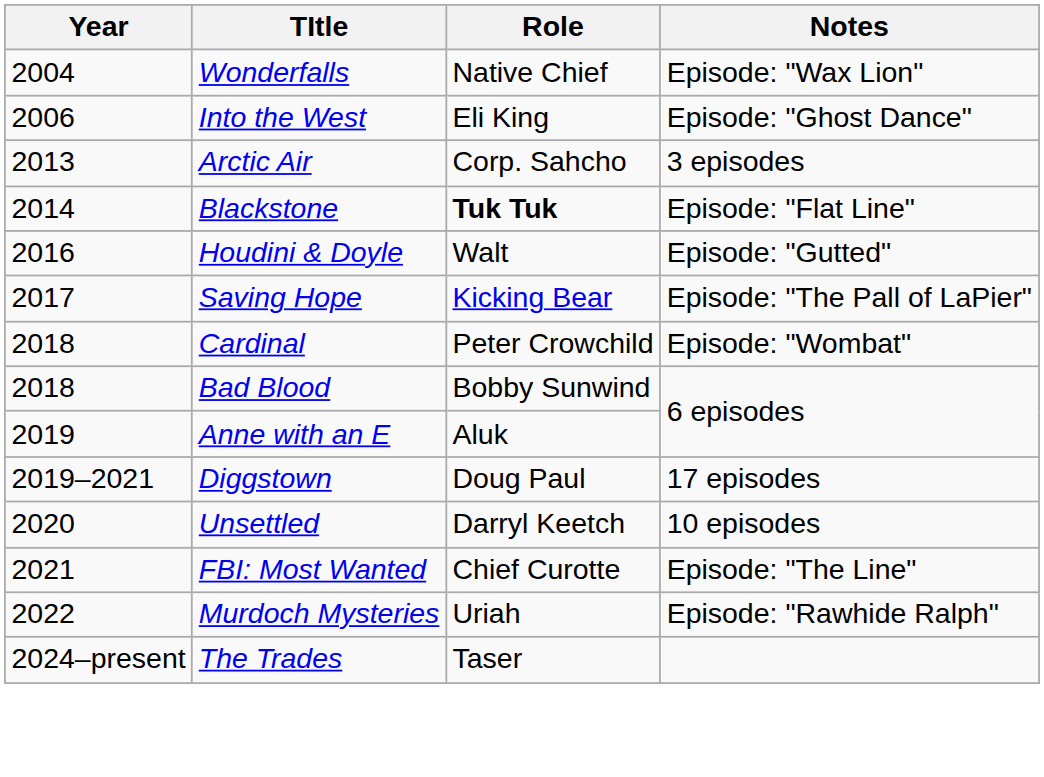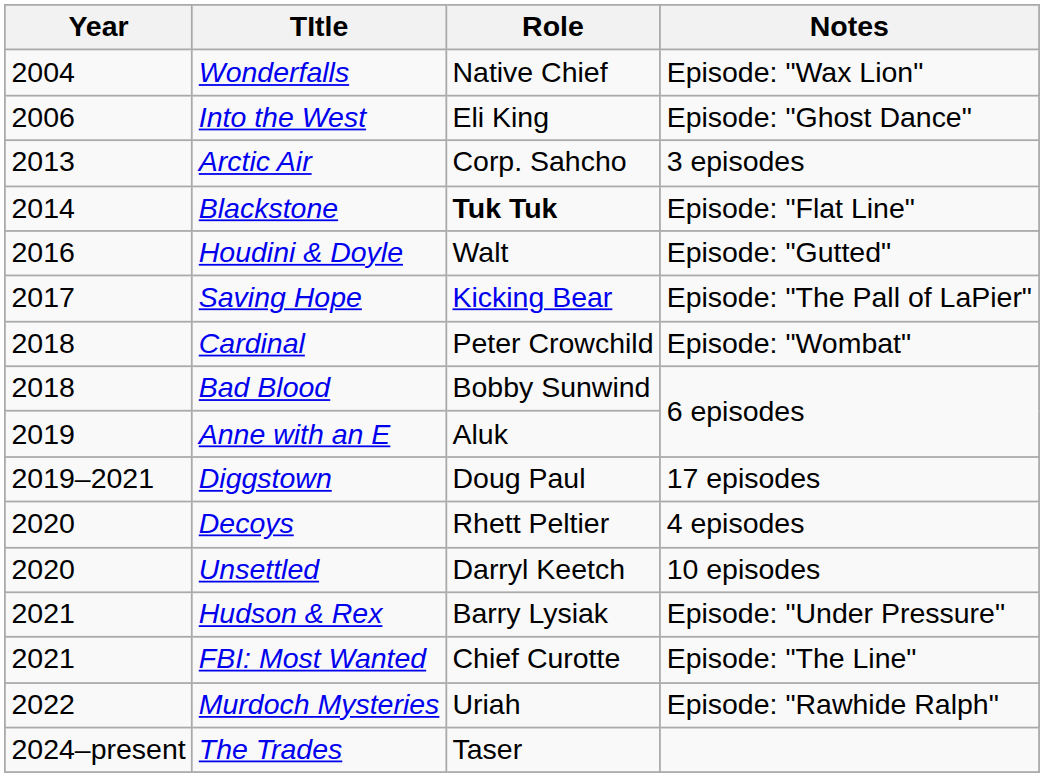+ row: (246, 523)
+ row: (291, 614)
